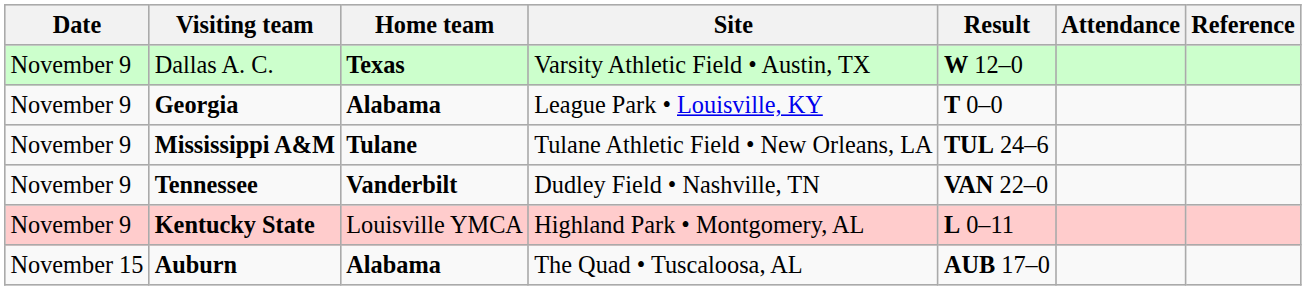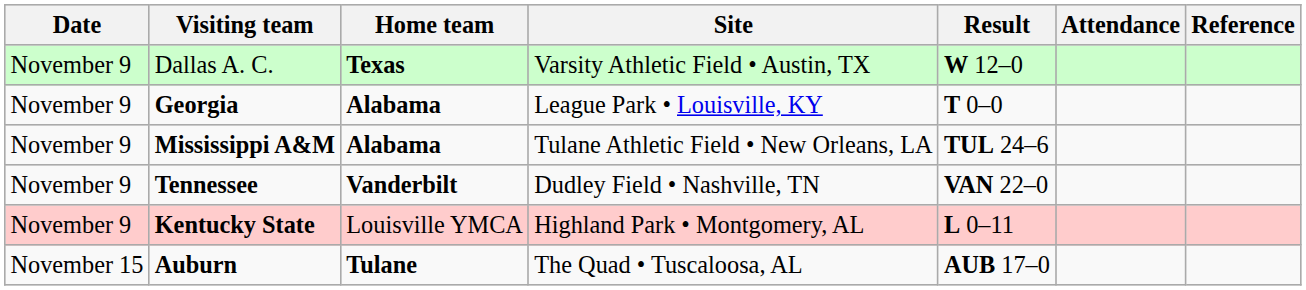(382, 145) Tulane -> (394, 145) Alabama
(394, 265) Alabama -> (382, 265) Tulane
